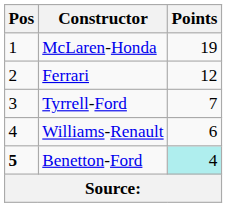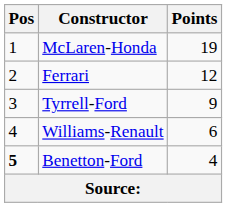(213, 103) 7 -> (213, 103) 9
(213, 160) paleturquoise background -> (213, 160) no background
